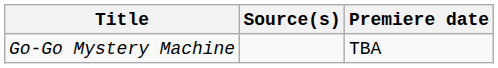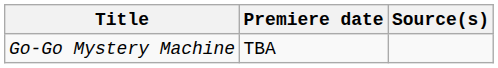columns swapped: (419, 19) <-> (292, 19)
